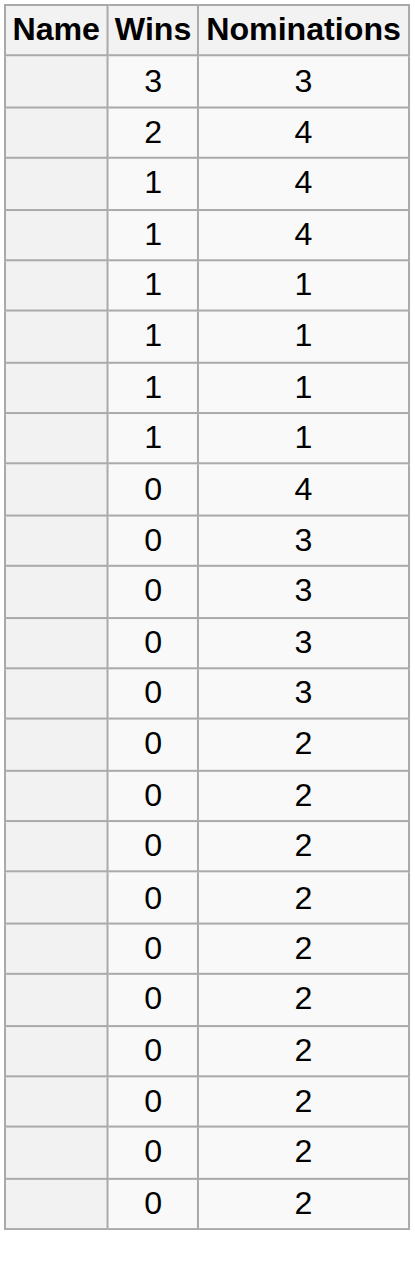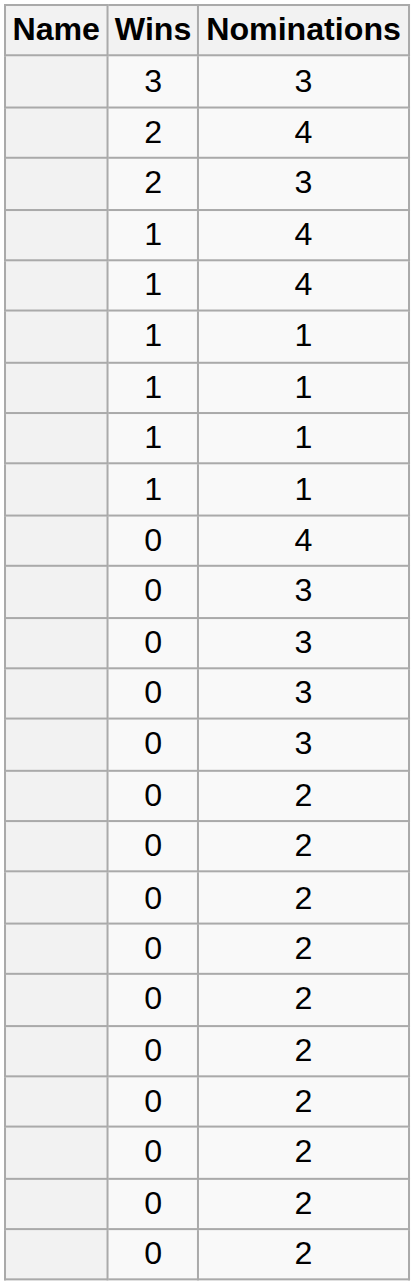+ row: (153, 183)
